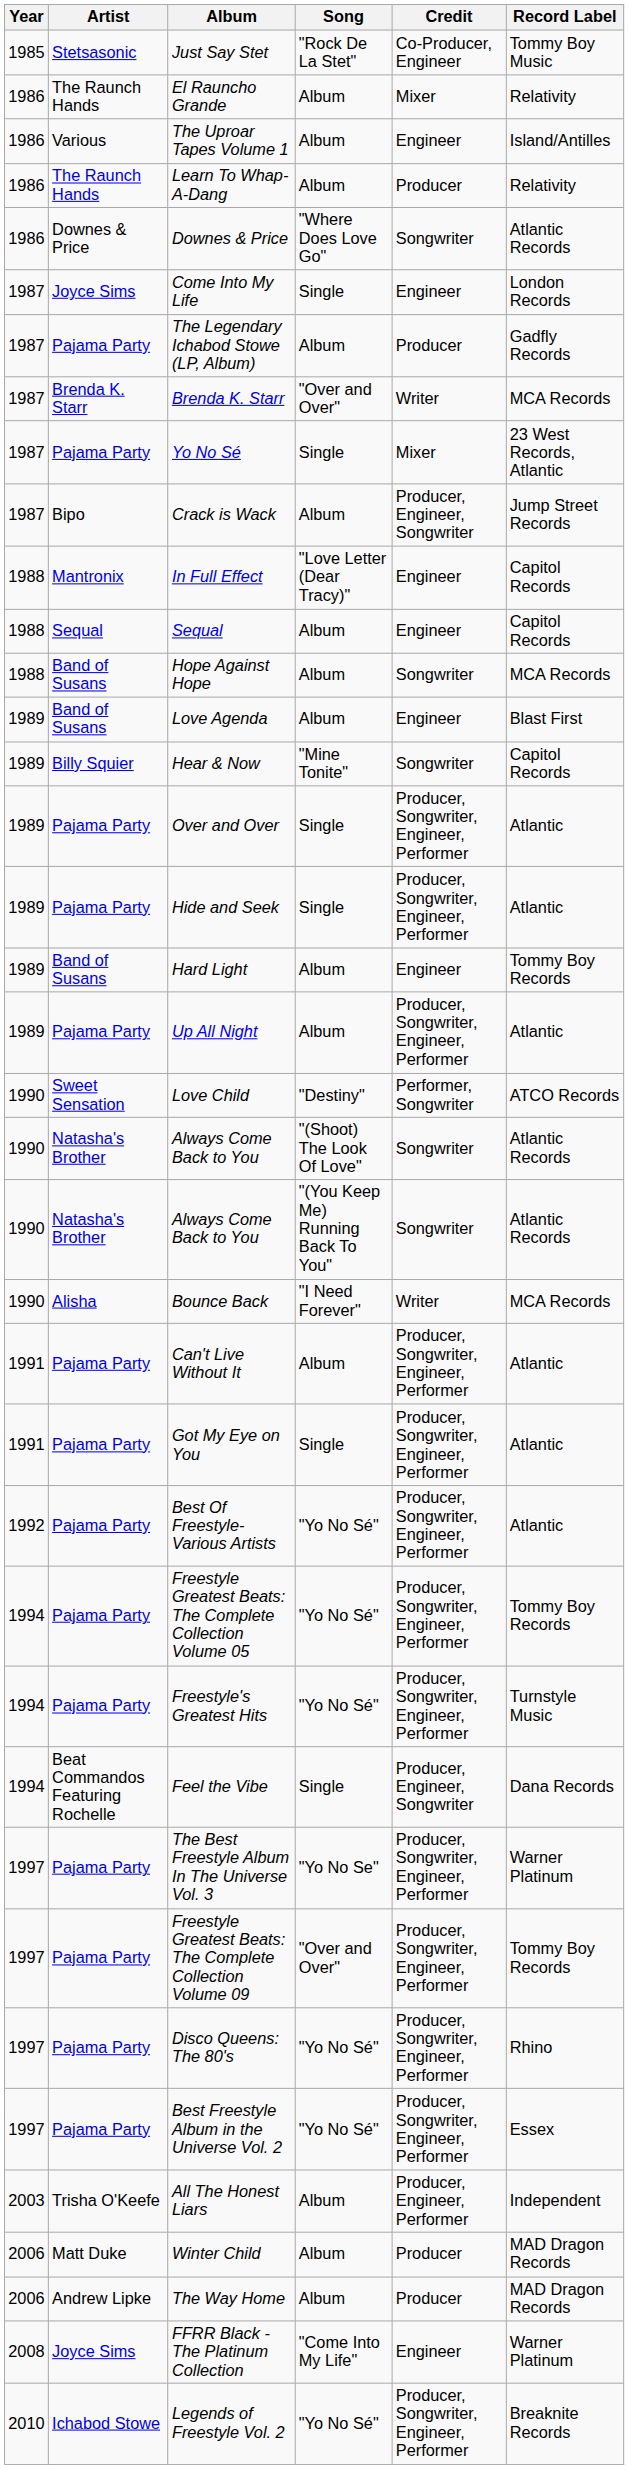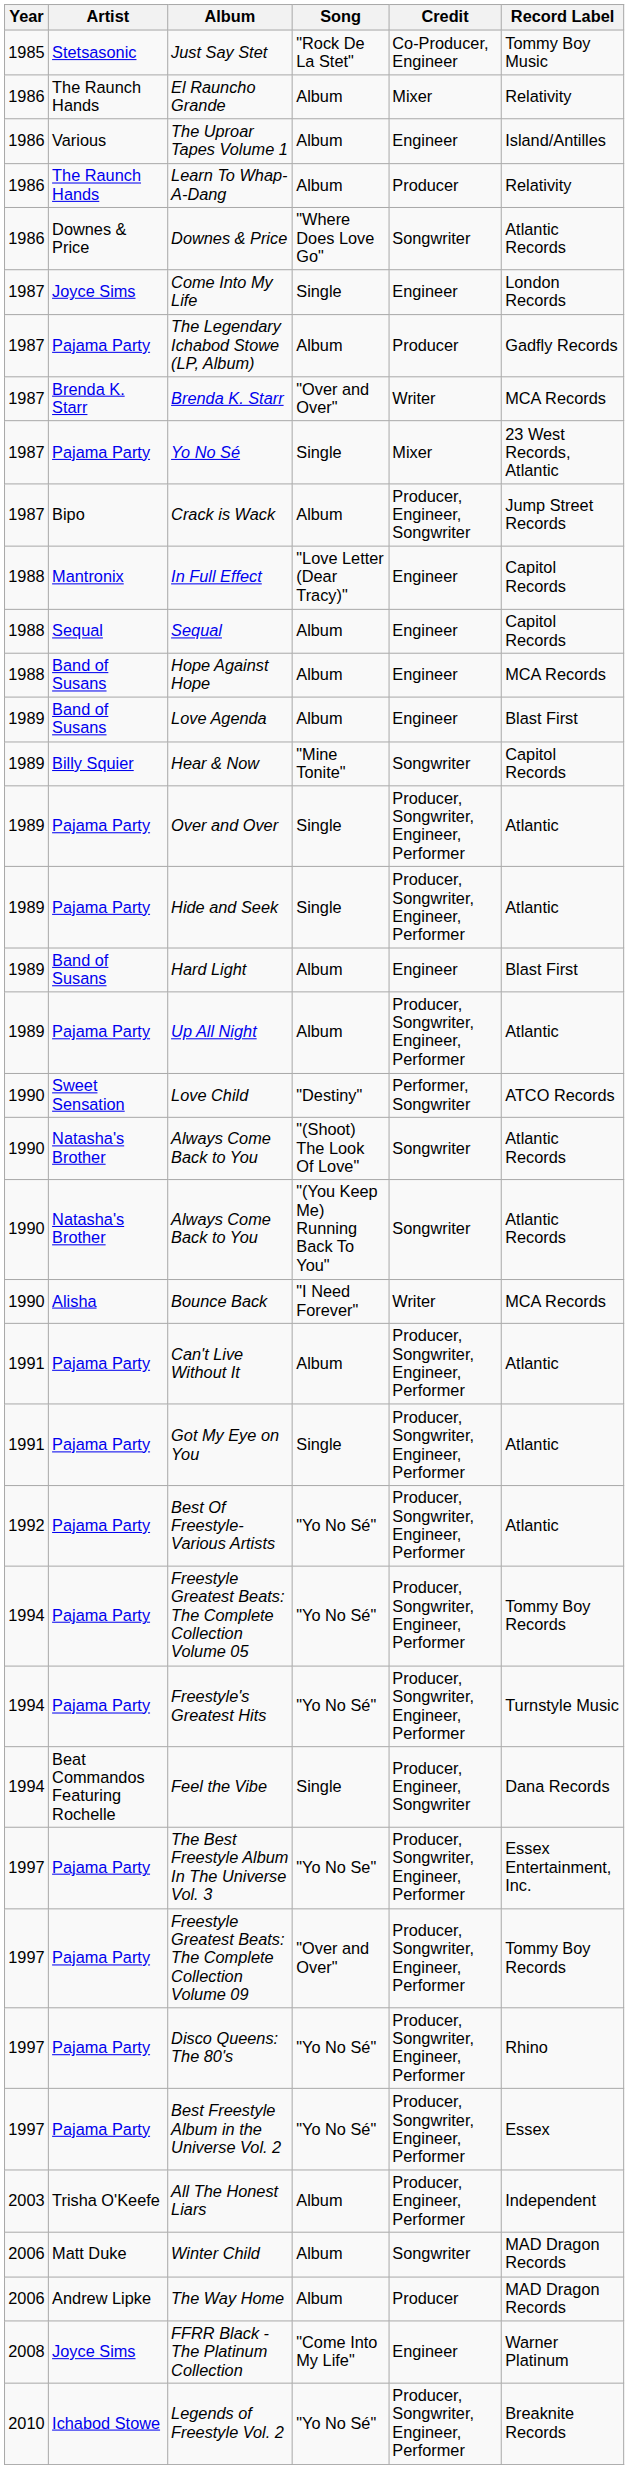(435, 675) Songwriter -> (425, 675) Engineer
(552, 969) Tommy Boy Records -> (541, 969) Blast First
(541, 1867) Warner Platinum -> (558, 1867) Essex Entertainment, Inc.
(429, 2254) Producer -> (431, 2254) Songwriter
